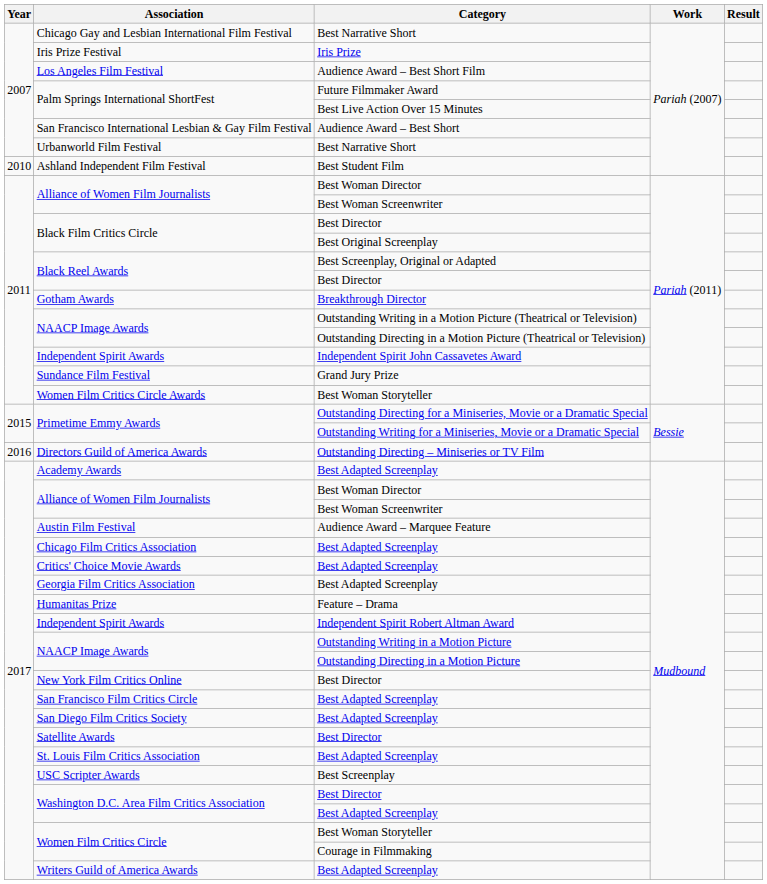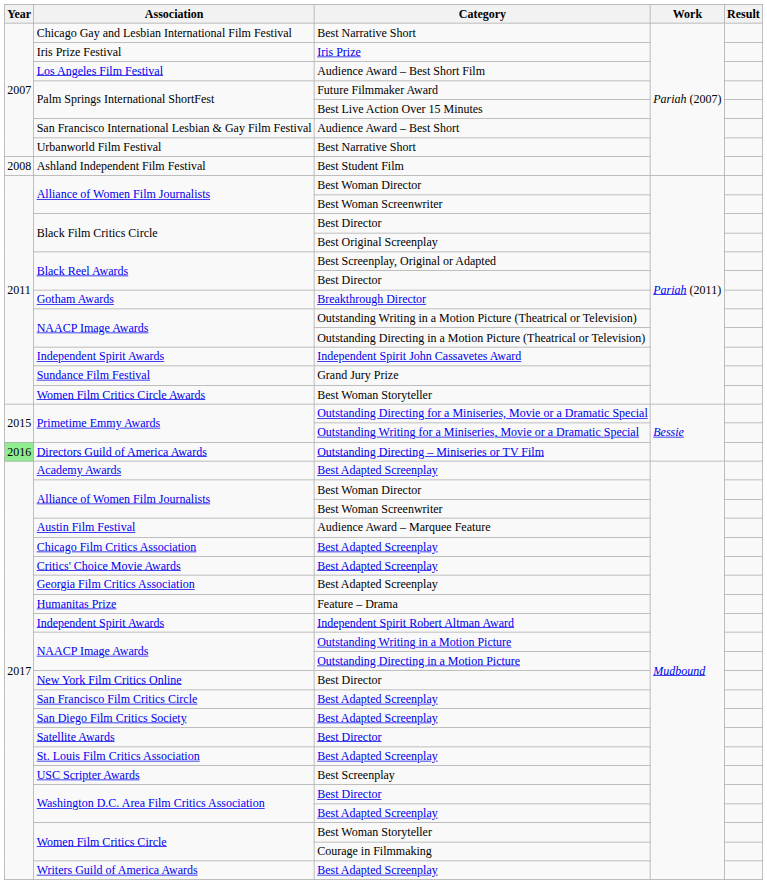(19, 166) 2010 -> (19, 166) 2008
(19, 451) no background -> (19, 451) lightgreen background
